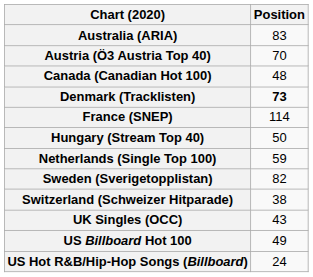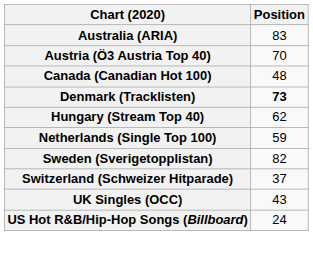- row: (128, 117)
(279, 138) 50 -> (279, 117) 62
(279, 199) 38 -> (279, 179) 37
- row: (128, 240)
